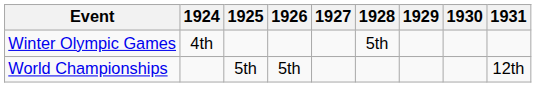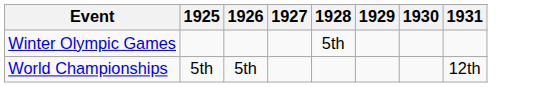- column: (202, 17)
